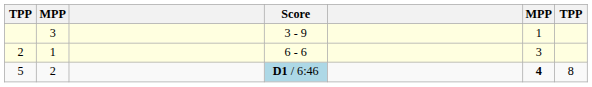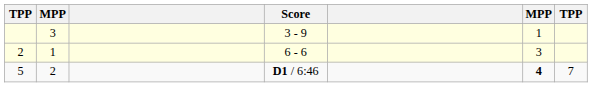(296, 71) lightblue background -> (296, 71) no background
(571, 71) 8 -> (571, 71) 7
